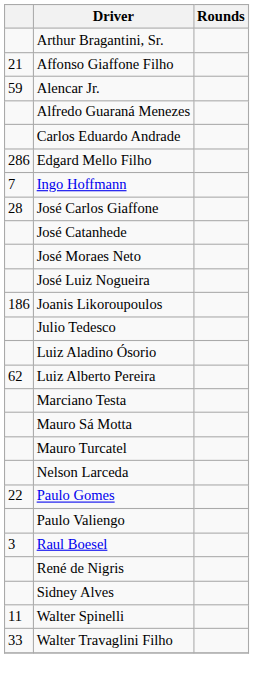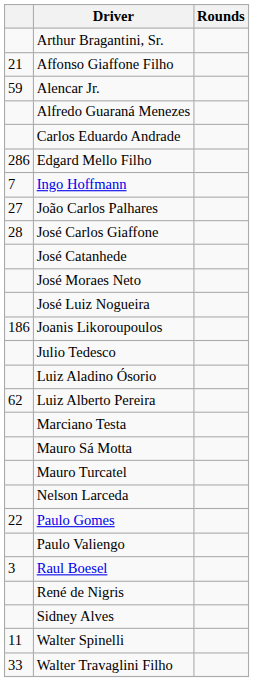+ row: (97, 208)
